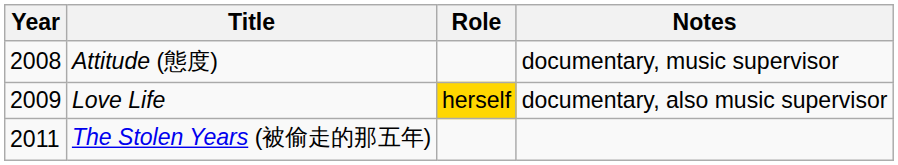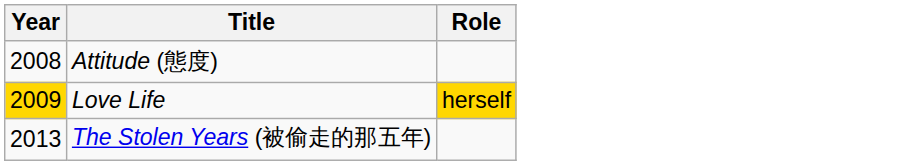- column: (705, 22)
(36, 100) no background -> (36, 100) gold background
(35, 138) 2011 -> (36, 138) 2013
